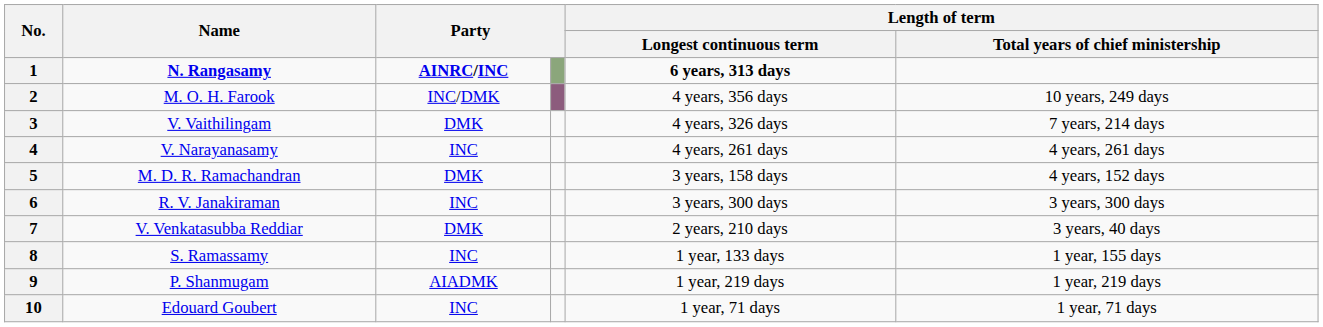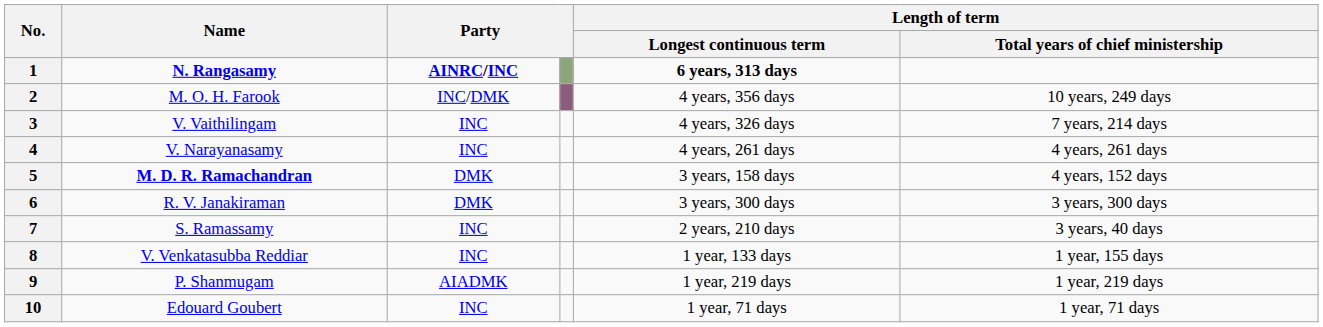(464, 123) DMK -> (473, 123) INC
(219, 176) normal -> (224, 176) bold
(464, 202) INC -> (473, 202) DMK
(219, 228) V. Venkatasubba Reddiar -> (224, 228) S. Ramassamy
(464, 228) DMK -> (473, 228) INC
(219, 255) S. Ramassamy -> (224, 255) V. Venkatasubba Reddiar
